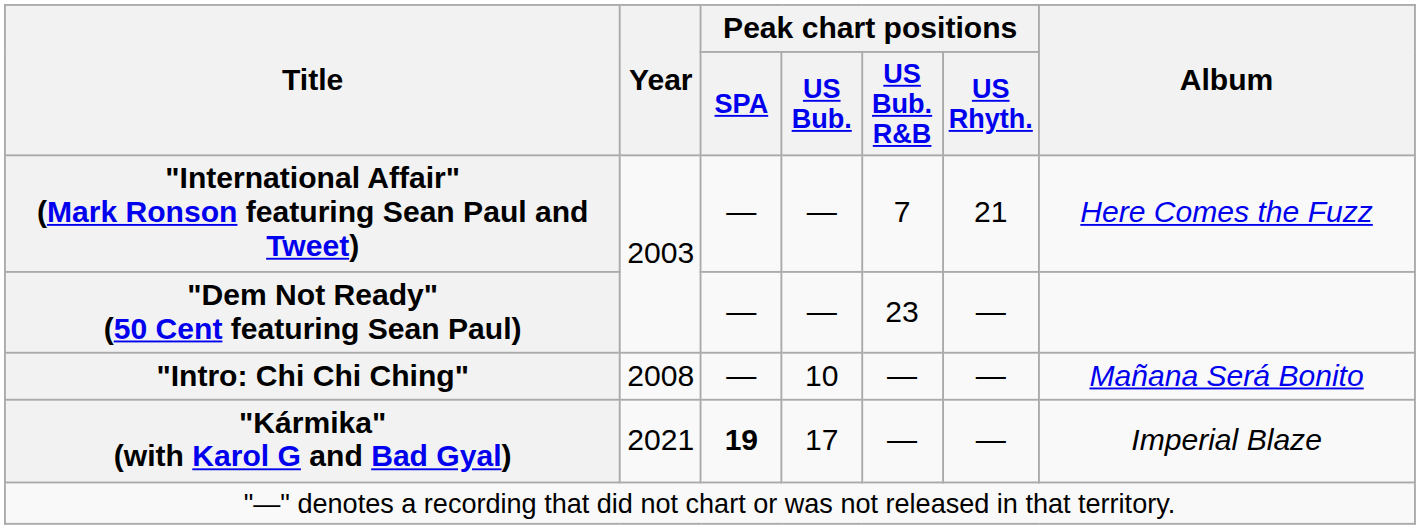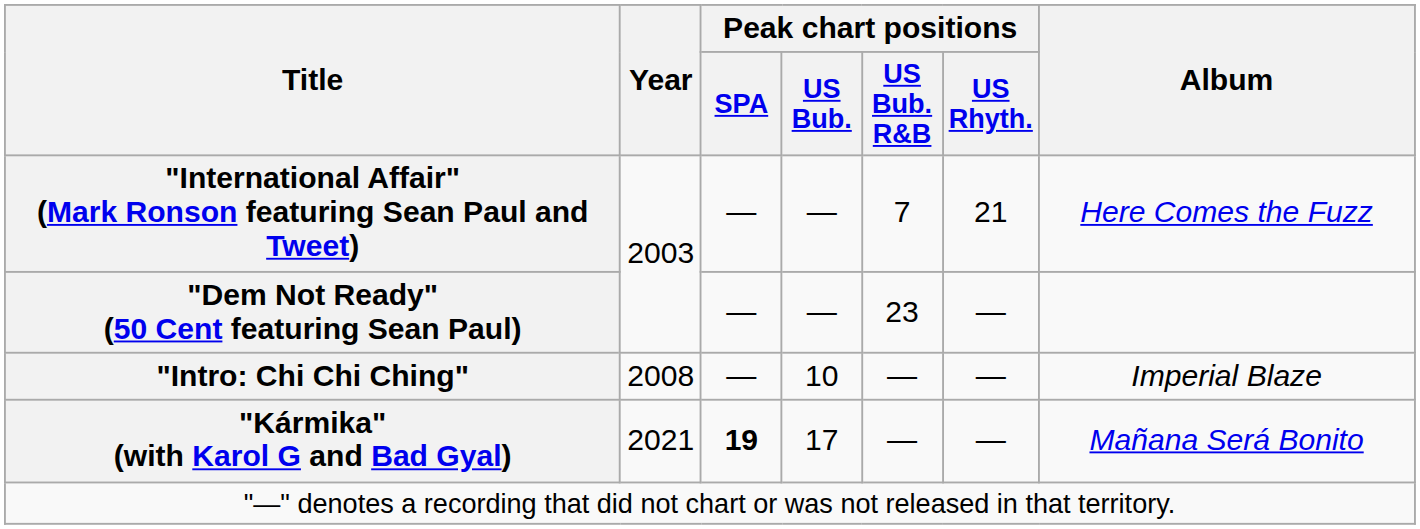(1227, 375) Mañana Será Bonito -> (1227, 375) Imperial Blaze
(1227, 440) Imperial Blaze -> (1227, 440) Mañana Será Bonito
